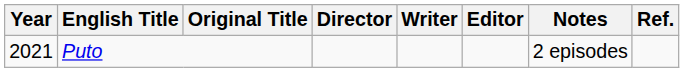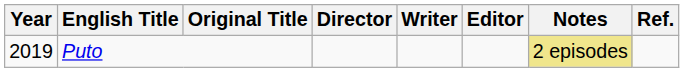(31, 51) 2021 -> (31, 51) 2019
(580, 51) no background -> (580, 51) khaki background
